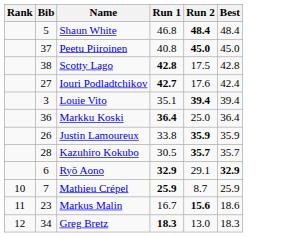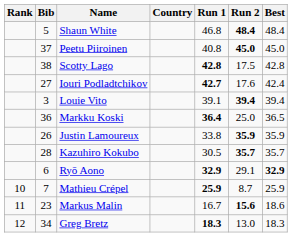+ column: (172, 13)
(167, 100) 35.1 -> (212, 100) 39.1
(230, 118) 36.4 -> (275, 118) 36.5
